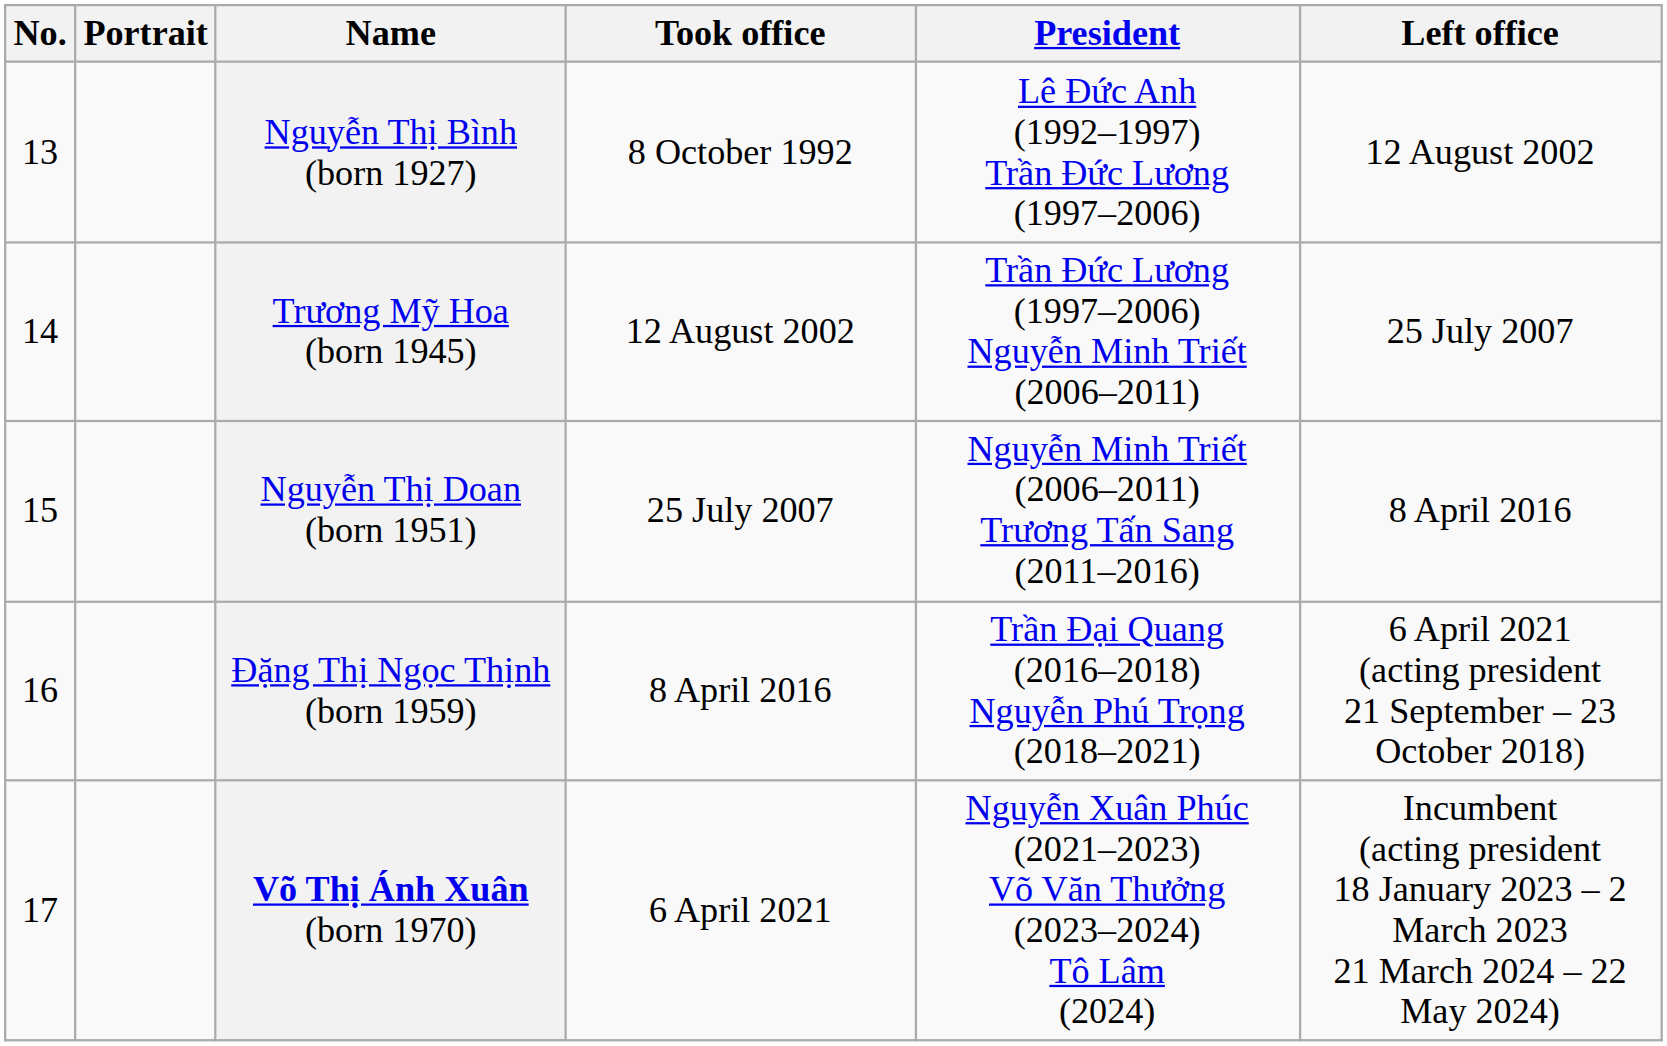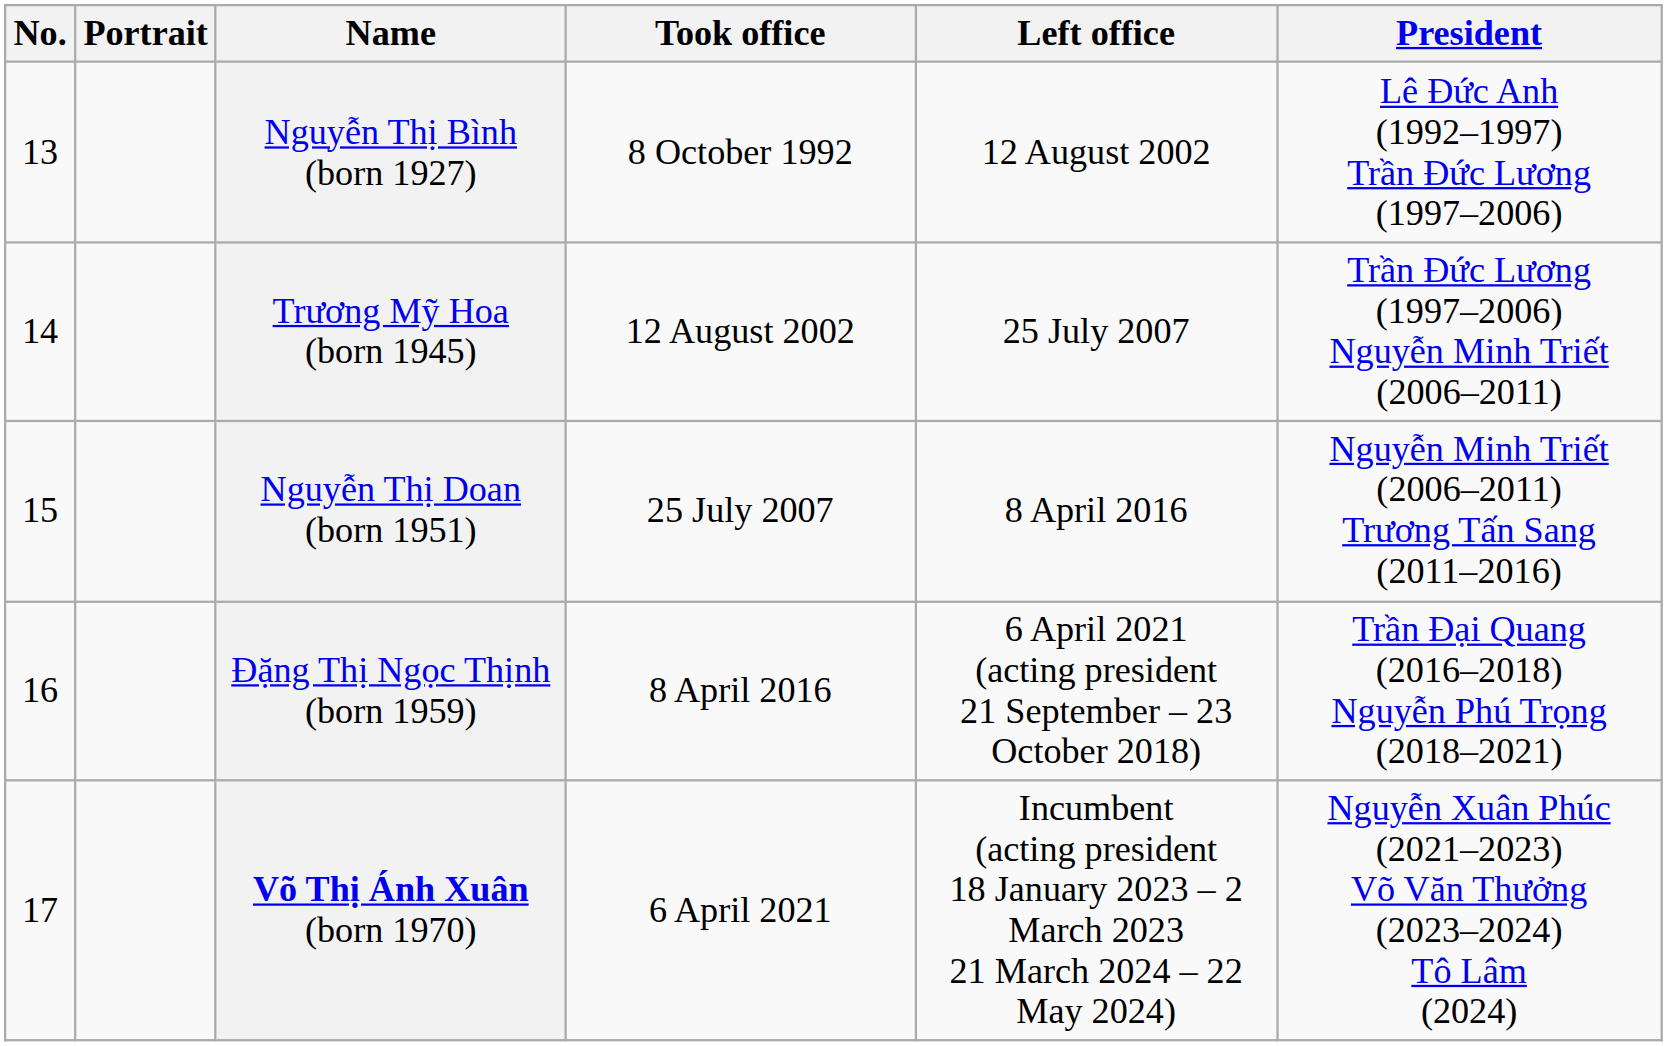columns swapped: (1480, 33) <-> (1107, 33)
